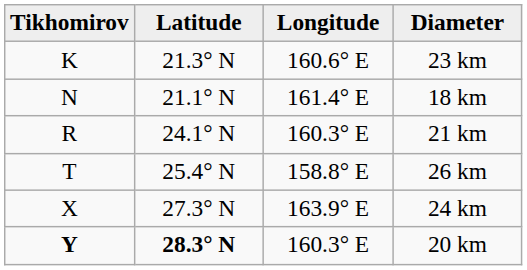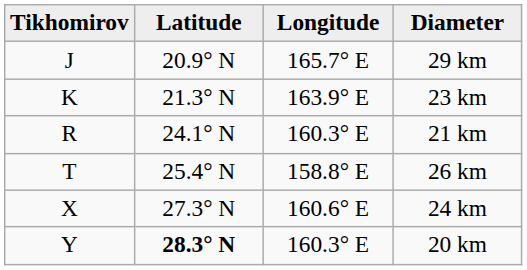+ row: (457, 60)
(328, 60) 160.6° E -> (328, 97) 163.9° E
- row: (457, 97)
(328, 208) 163.9° E -> (328, 208) 160.6° E
(69, 245) bold -> (69, 245) normal
